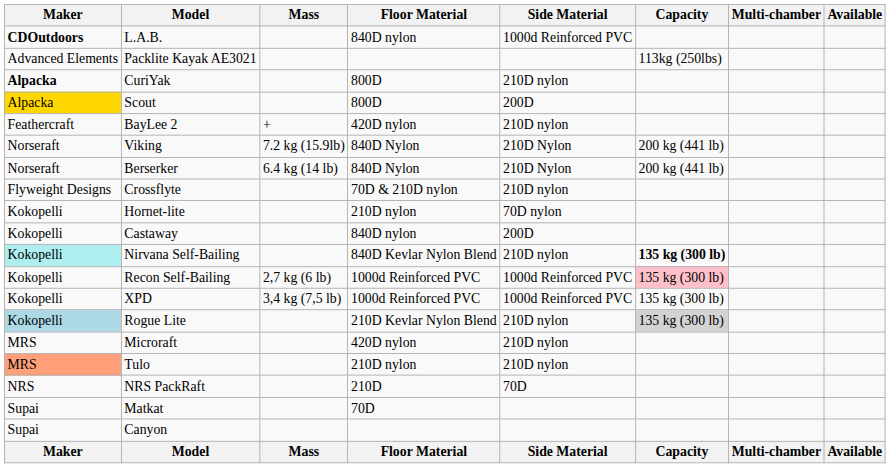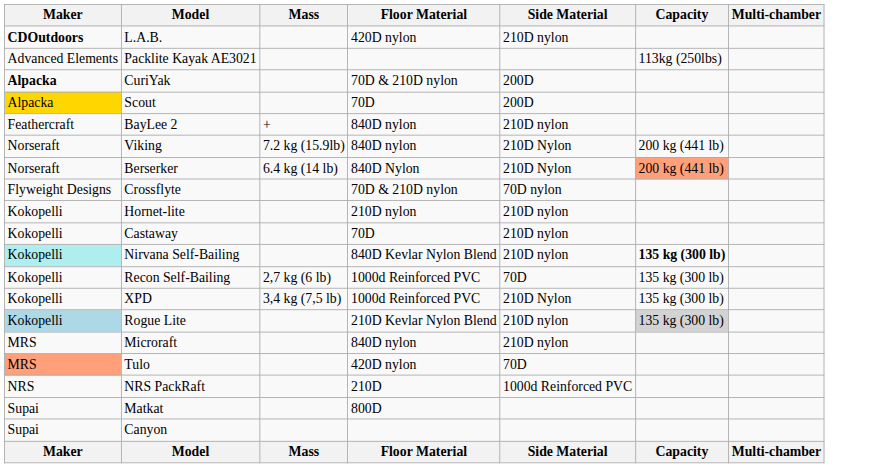- column: (855, 15)
(384, 37) 840D nylon -> (384, 37) 420D nylon
(568, 37) 1000d Reinforced PVC -> (536, 37) 210D nylon
(366, 80) 800D -> (404, 80) 70D & 210D nylon
(536, 80) 210D nylon -> (518, 80) 200D
(366, 102) 800D -> (363, 102) 70D
(384, 124) 420D nylon -> (384, 124) 840D nylon
(385, 146) 840D Nylon -> (384, 146) 840D nylon
(681, 168) no background -> (681, 168) lightsalmon background
(536, 189) 210D nylon -> (532, 189) 70D nylon
(532, 211) 70D nylon -> (536, 211) 210D nylon
(384, 233) 840D nylon -> (363, 233) 70D
(518, 233) 200D -> (536, 233) 210D nylon
(568, 277) 1000d Reinforced PVC -> (515, 277) 70D
(681, 277) pink background -> (681, 277) no background
(568, 299) 1000d Reinforced PVC -> (537, 299) 210D Nylon
(384, 342) 420D nylon -> (384, 342) 840D nylon
(384, 364) 210D nylon -> (384, 364) 420D nylon
(536, 364) 210D nylon -> (515, 364) 70D
(515, 386) 70D -> (568, 386) 1000d Reinforced PVC
(363, 408) 70D -> (366, 408) 800D
